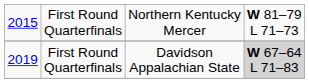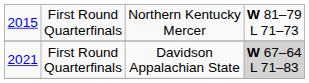(23, 59) 2019 -> (23, 59) 2021
